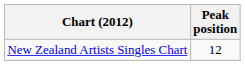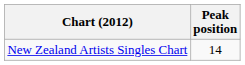(215, 49) 12 -> (215, 49) 14
